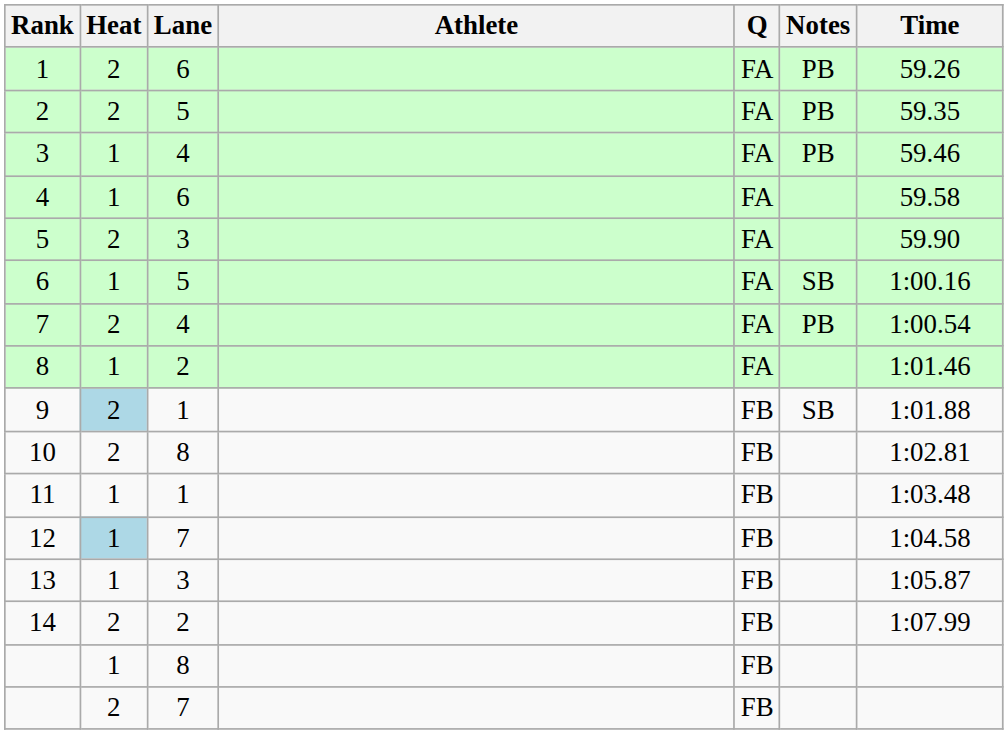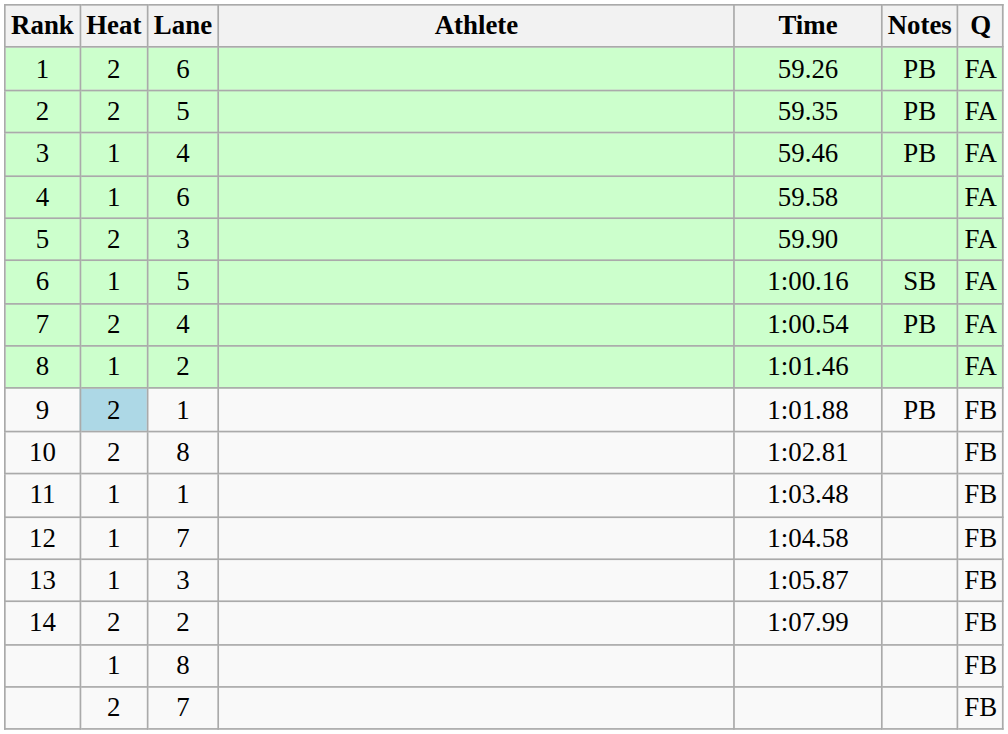columns swapped: (930, 25) <-> (757, 25)
(818, 409) SB -> (920, 409) PB
(114, 537) lightblue background -> (114, 537) no background
